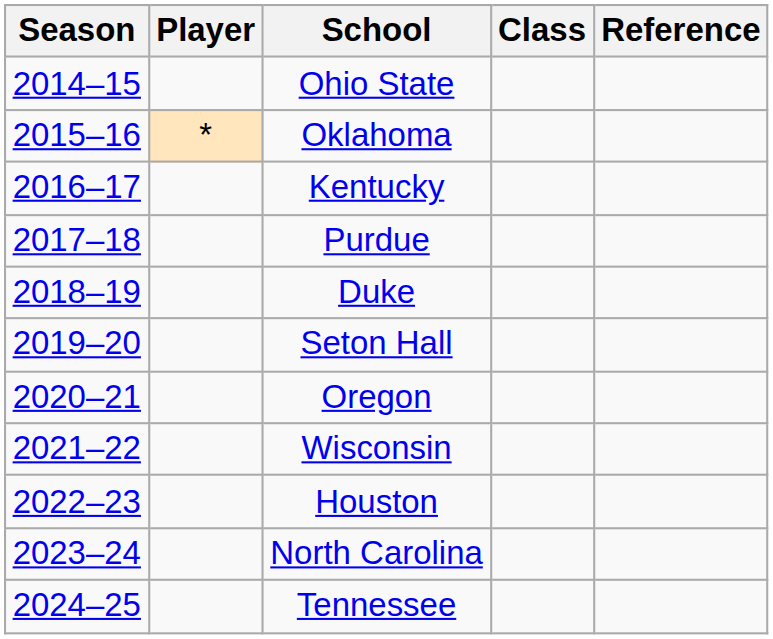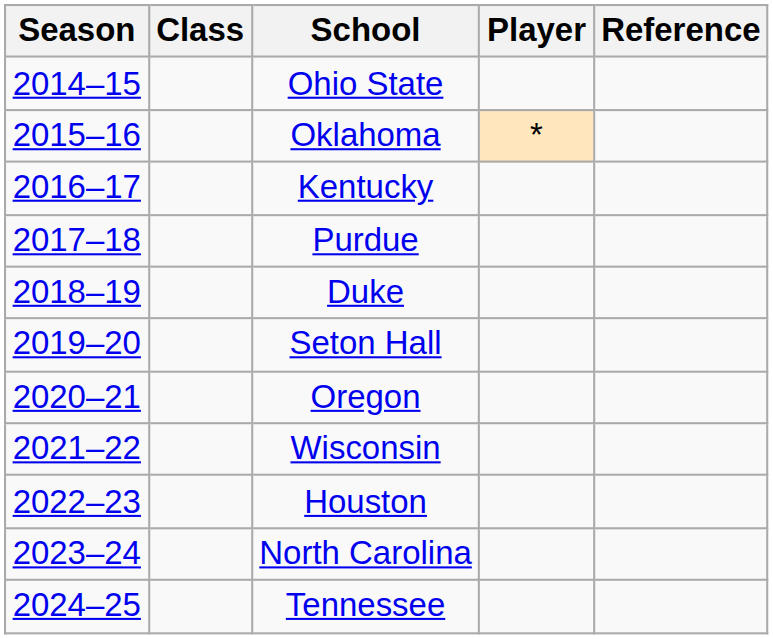columns swapped: (206, 30) <-> (542, 30)
